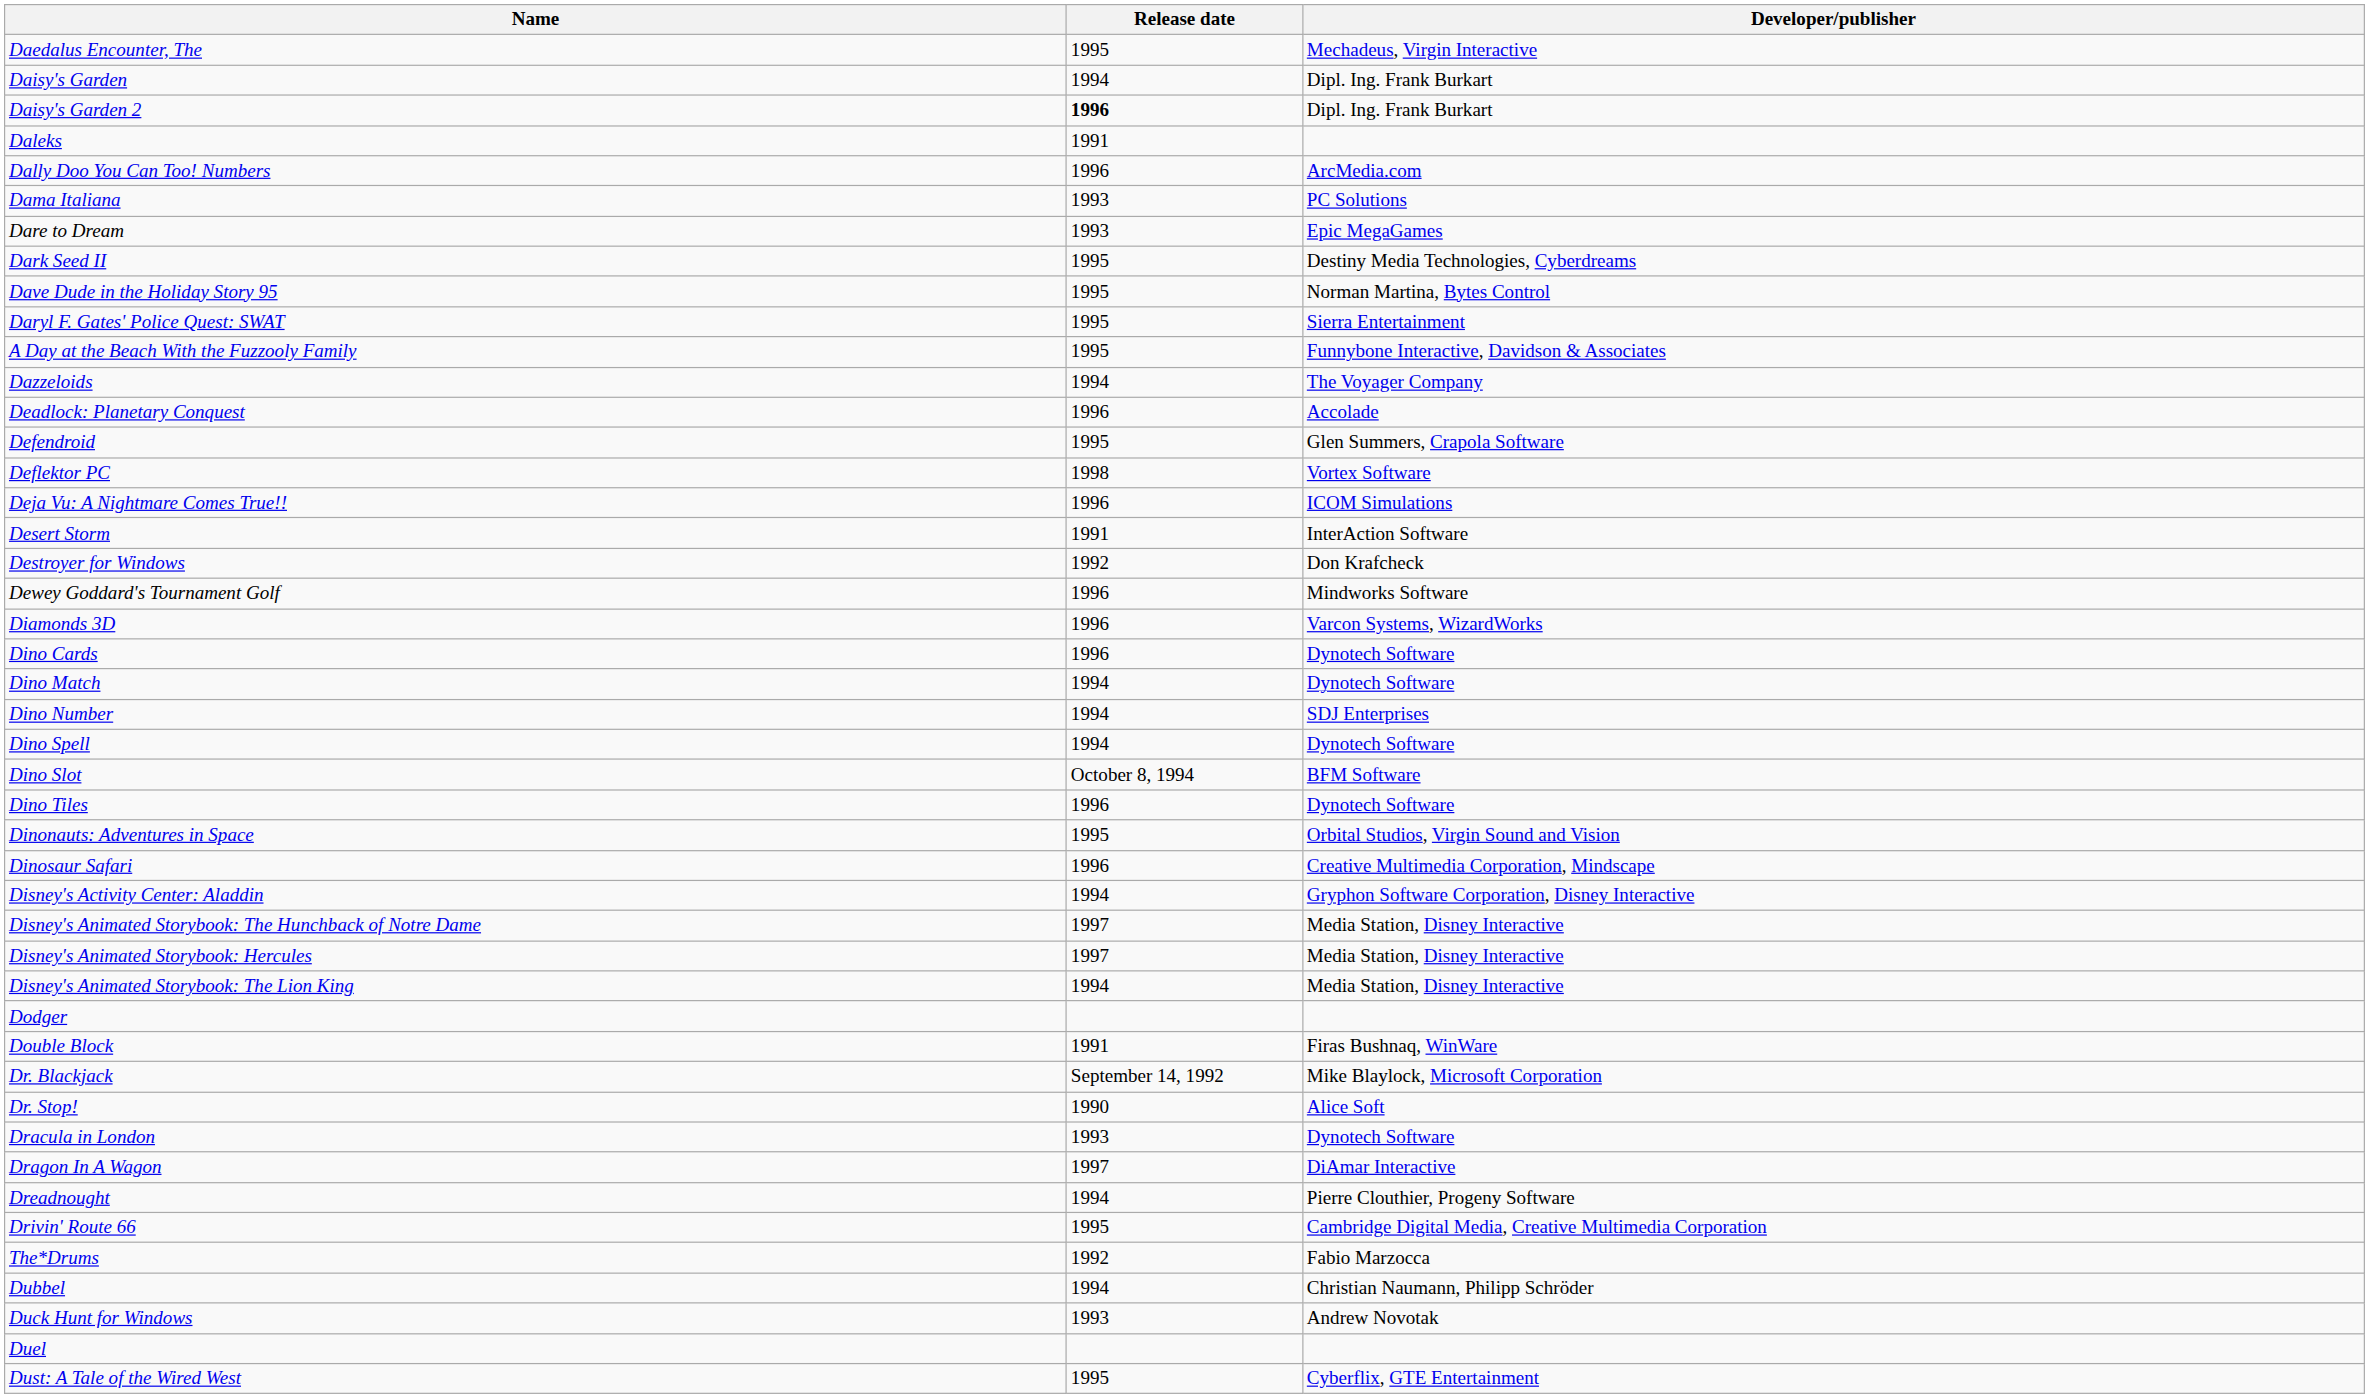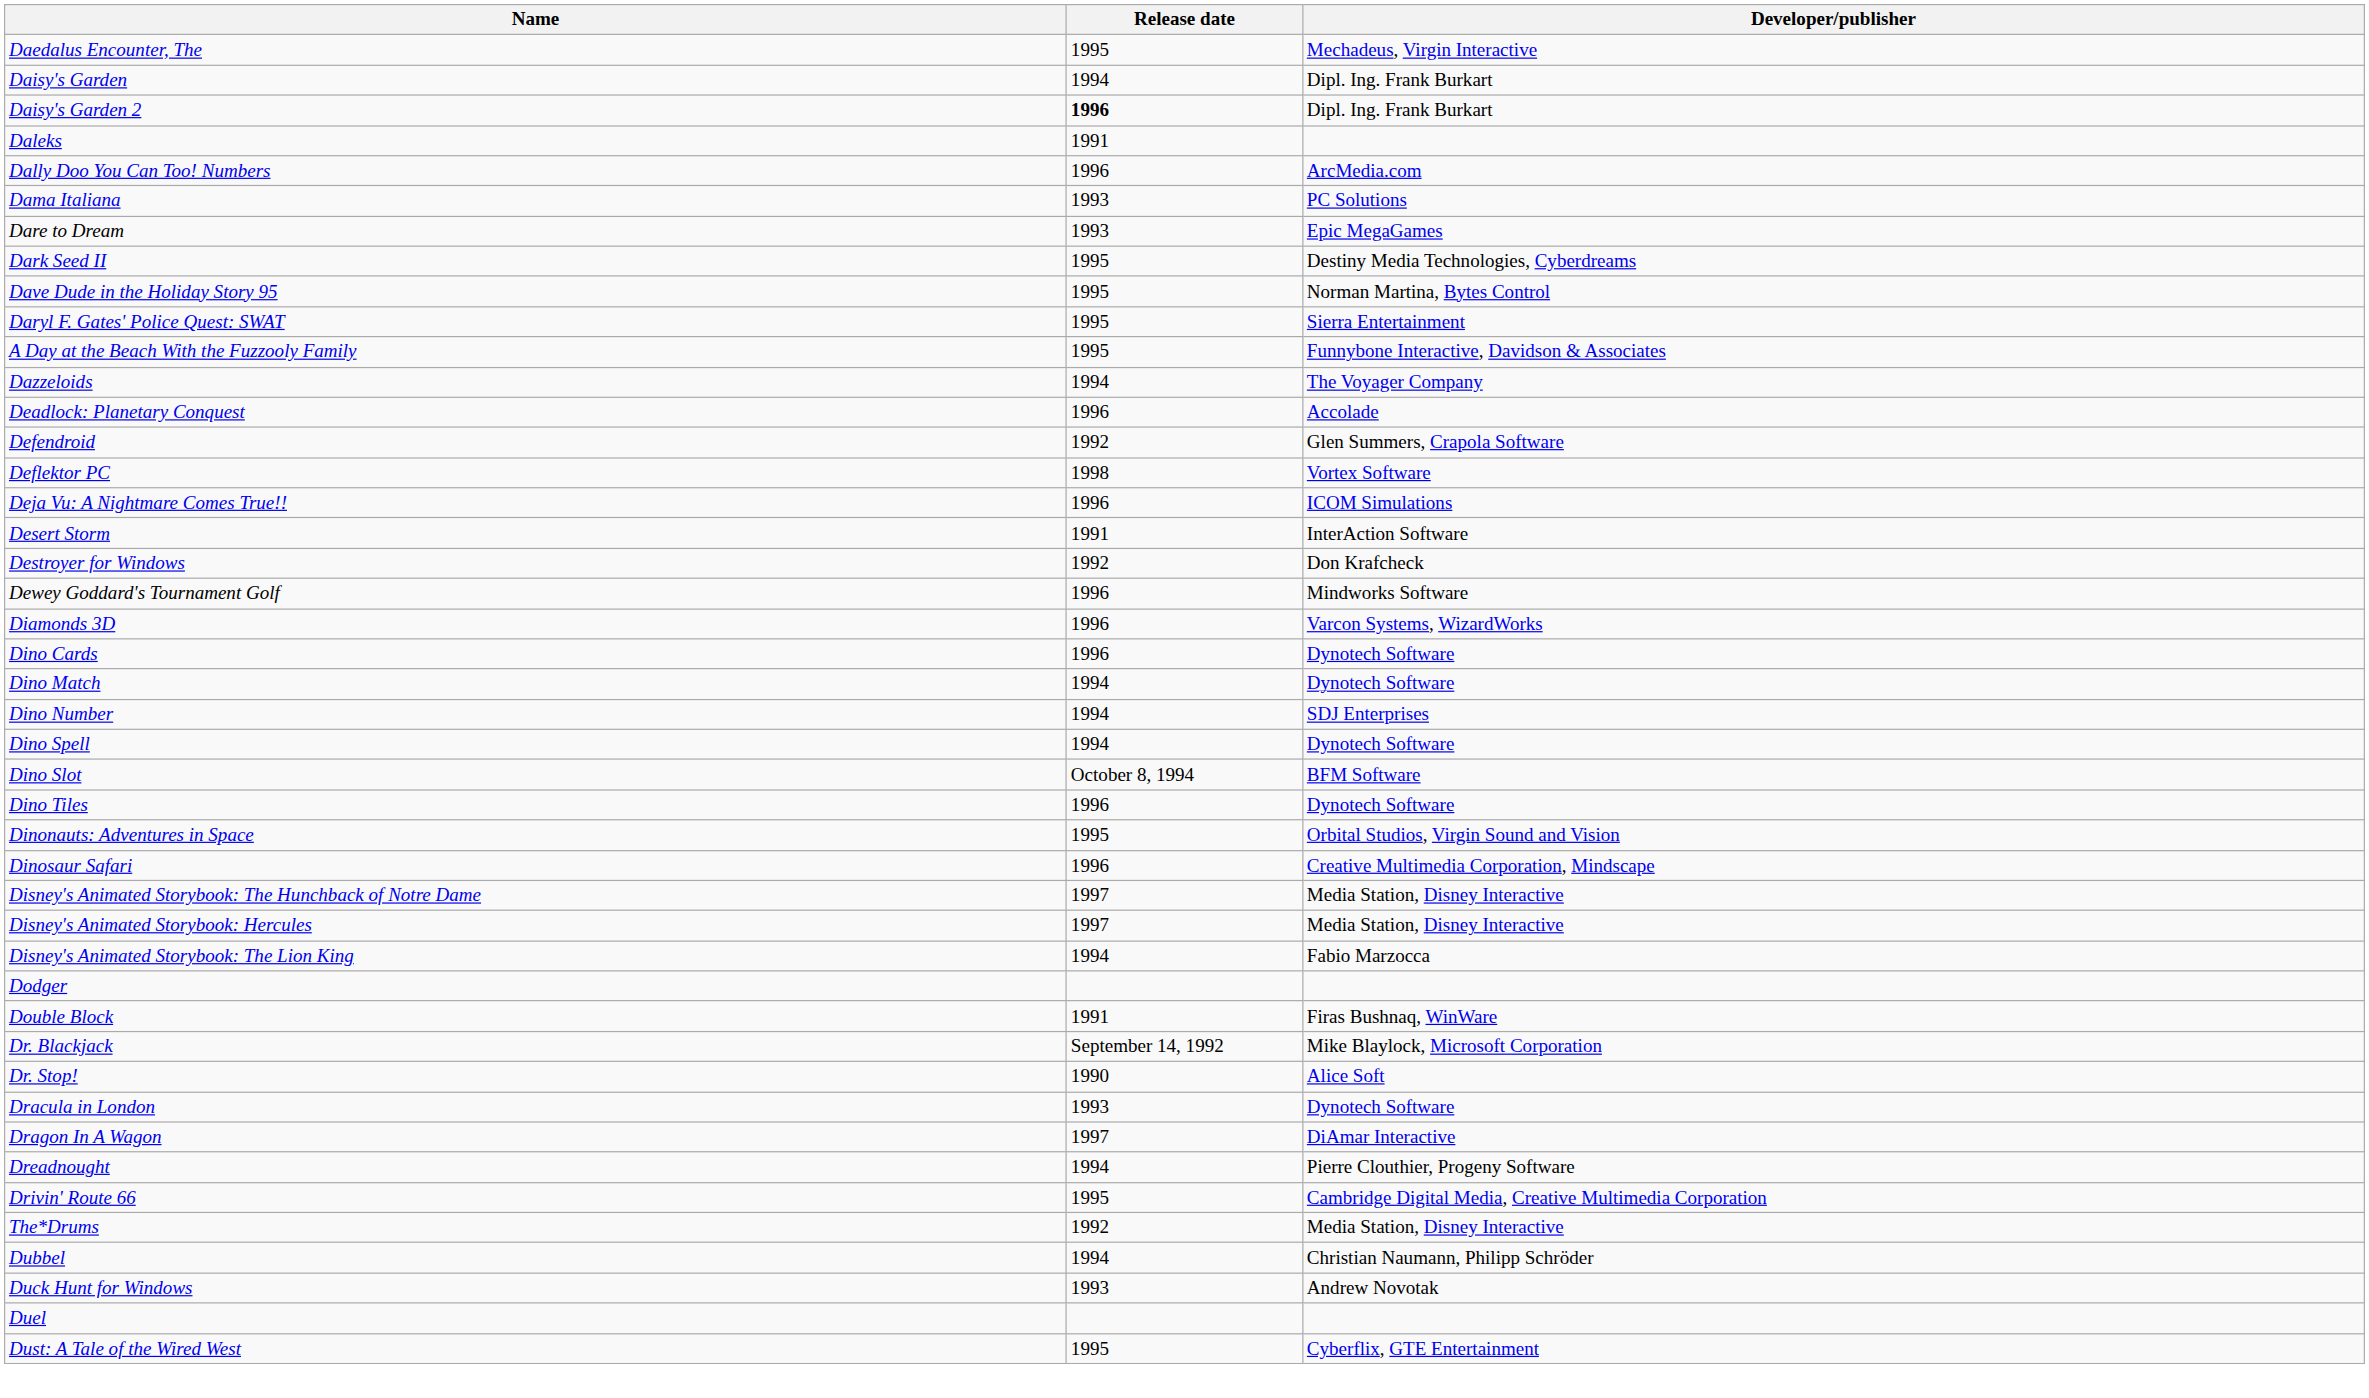(1090, 442) 1995 -> (1090, 442) 1992
- row: (136, 895)
(1435, 985) Media Station, Disney Interactive -> (1368, 955) Fabio Marzocca
(1368, 1257) Fabio Marzocca -> (1435, 1227) Media Station, Disney Interactive
